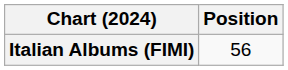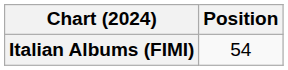(241, 49) 56 -> (241, 49) 54
